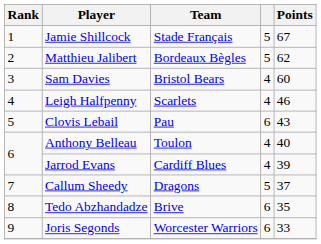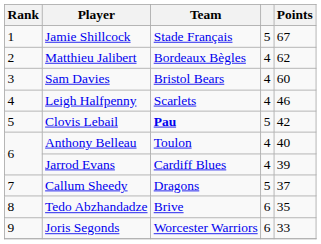(267, 57) 5 -> (267, 57) 4
(164, 121) normal -> (165, 121) bold
(267, 121) 6 -> (267, 121) 5
(283, 121) 43 -> (283, 121) 42
